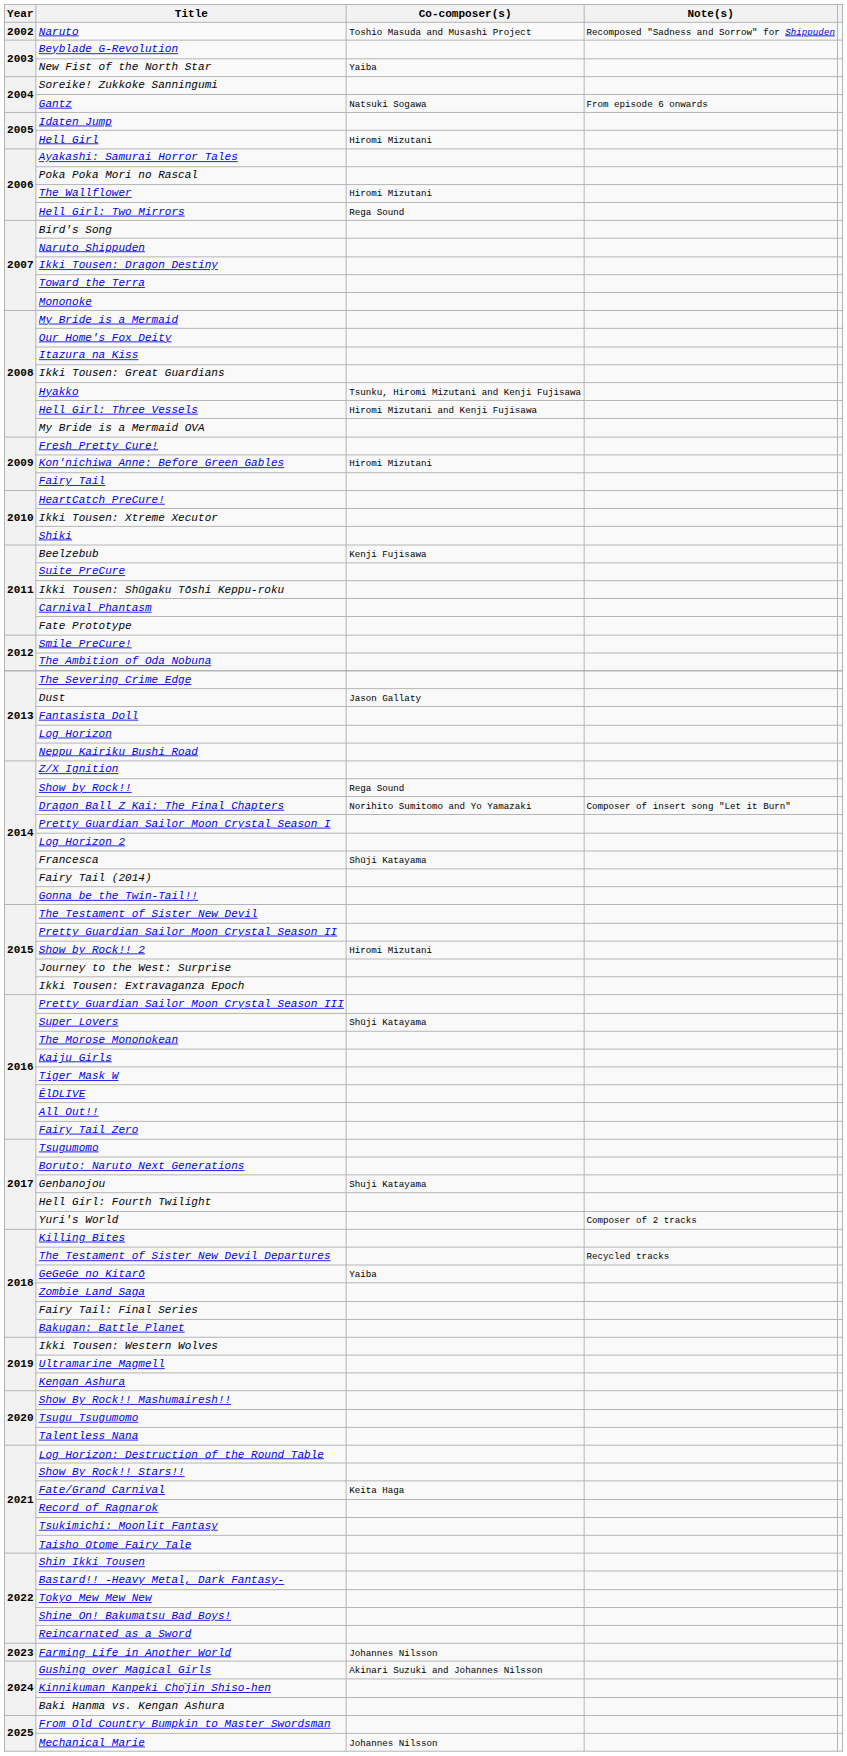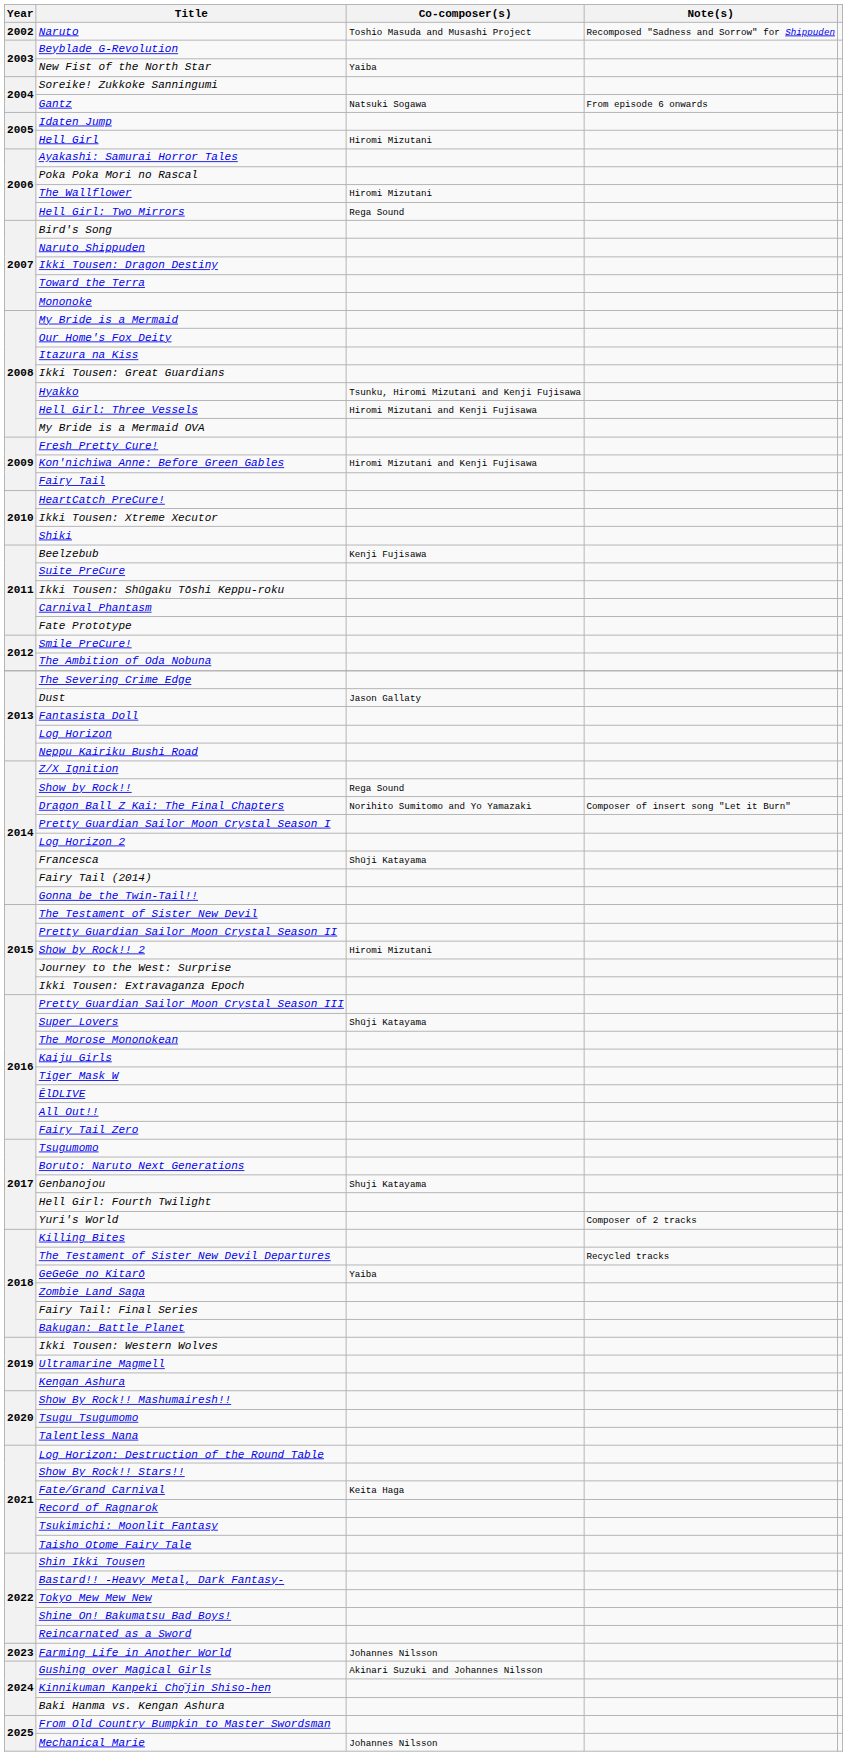(391, 464) Hiromi Mizutani -> (443, 464) Hiromi Mizutani and Kenji Fujisawa
